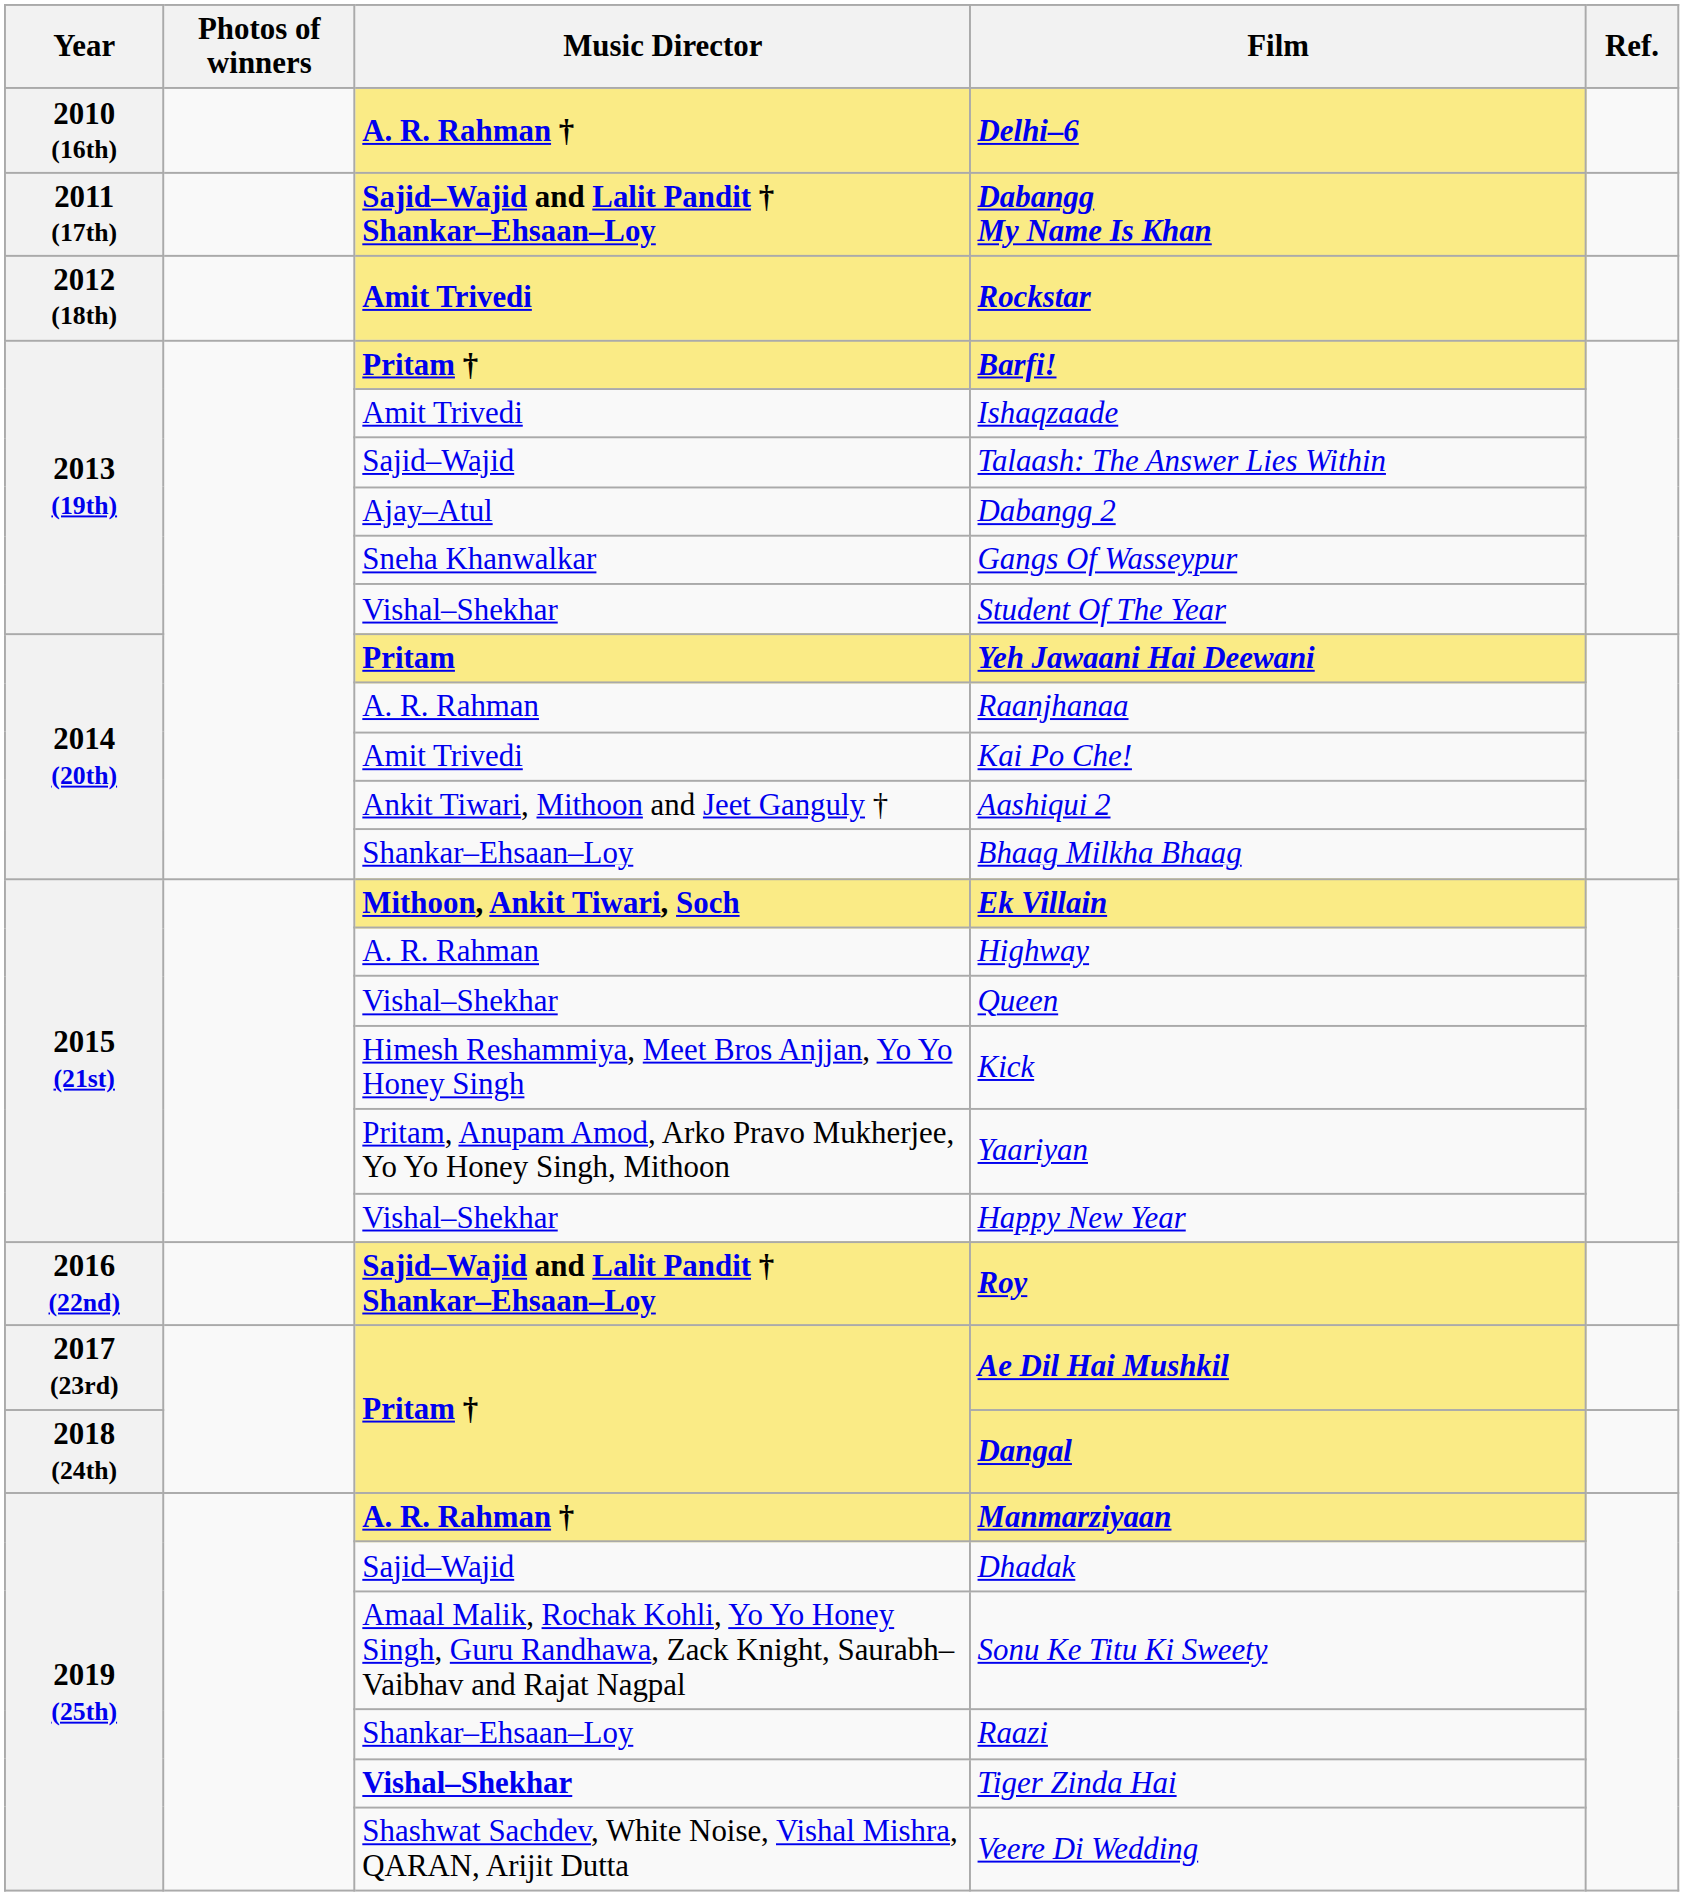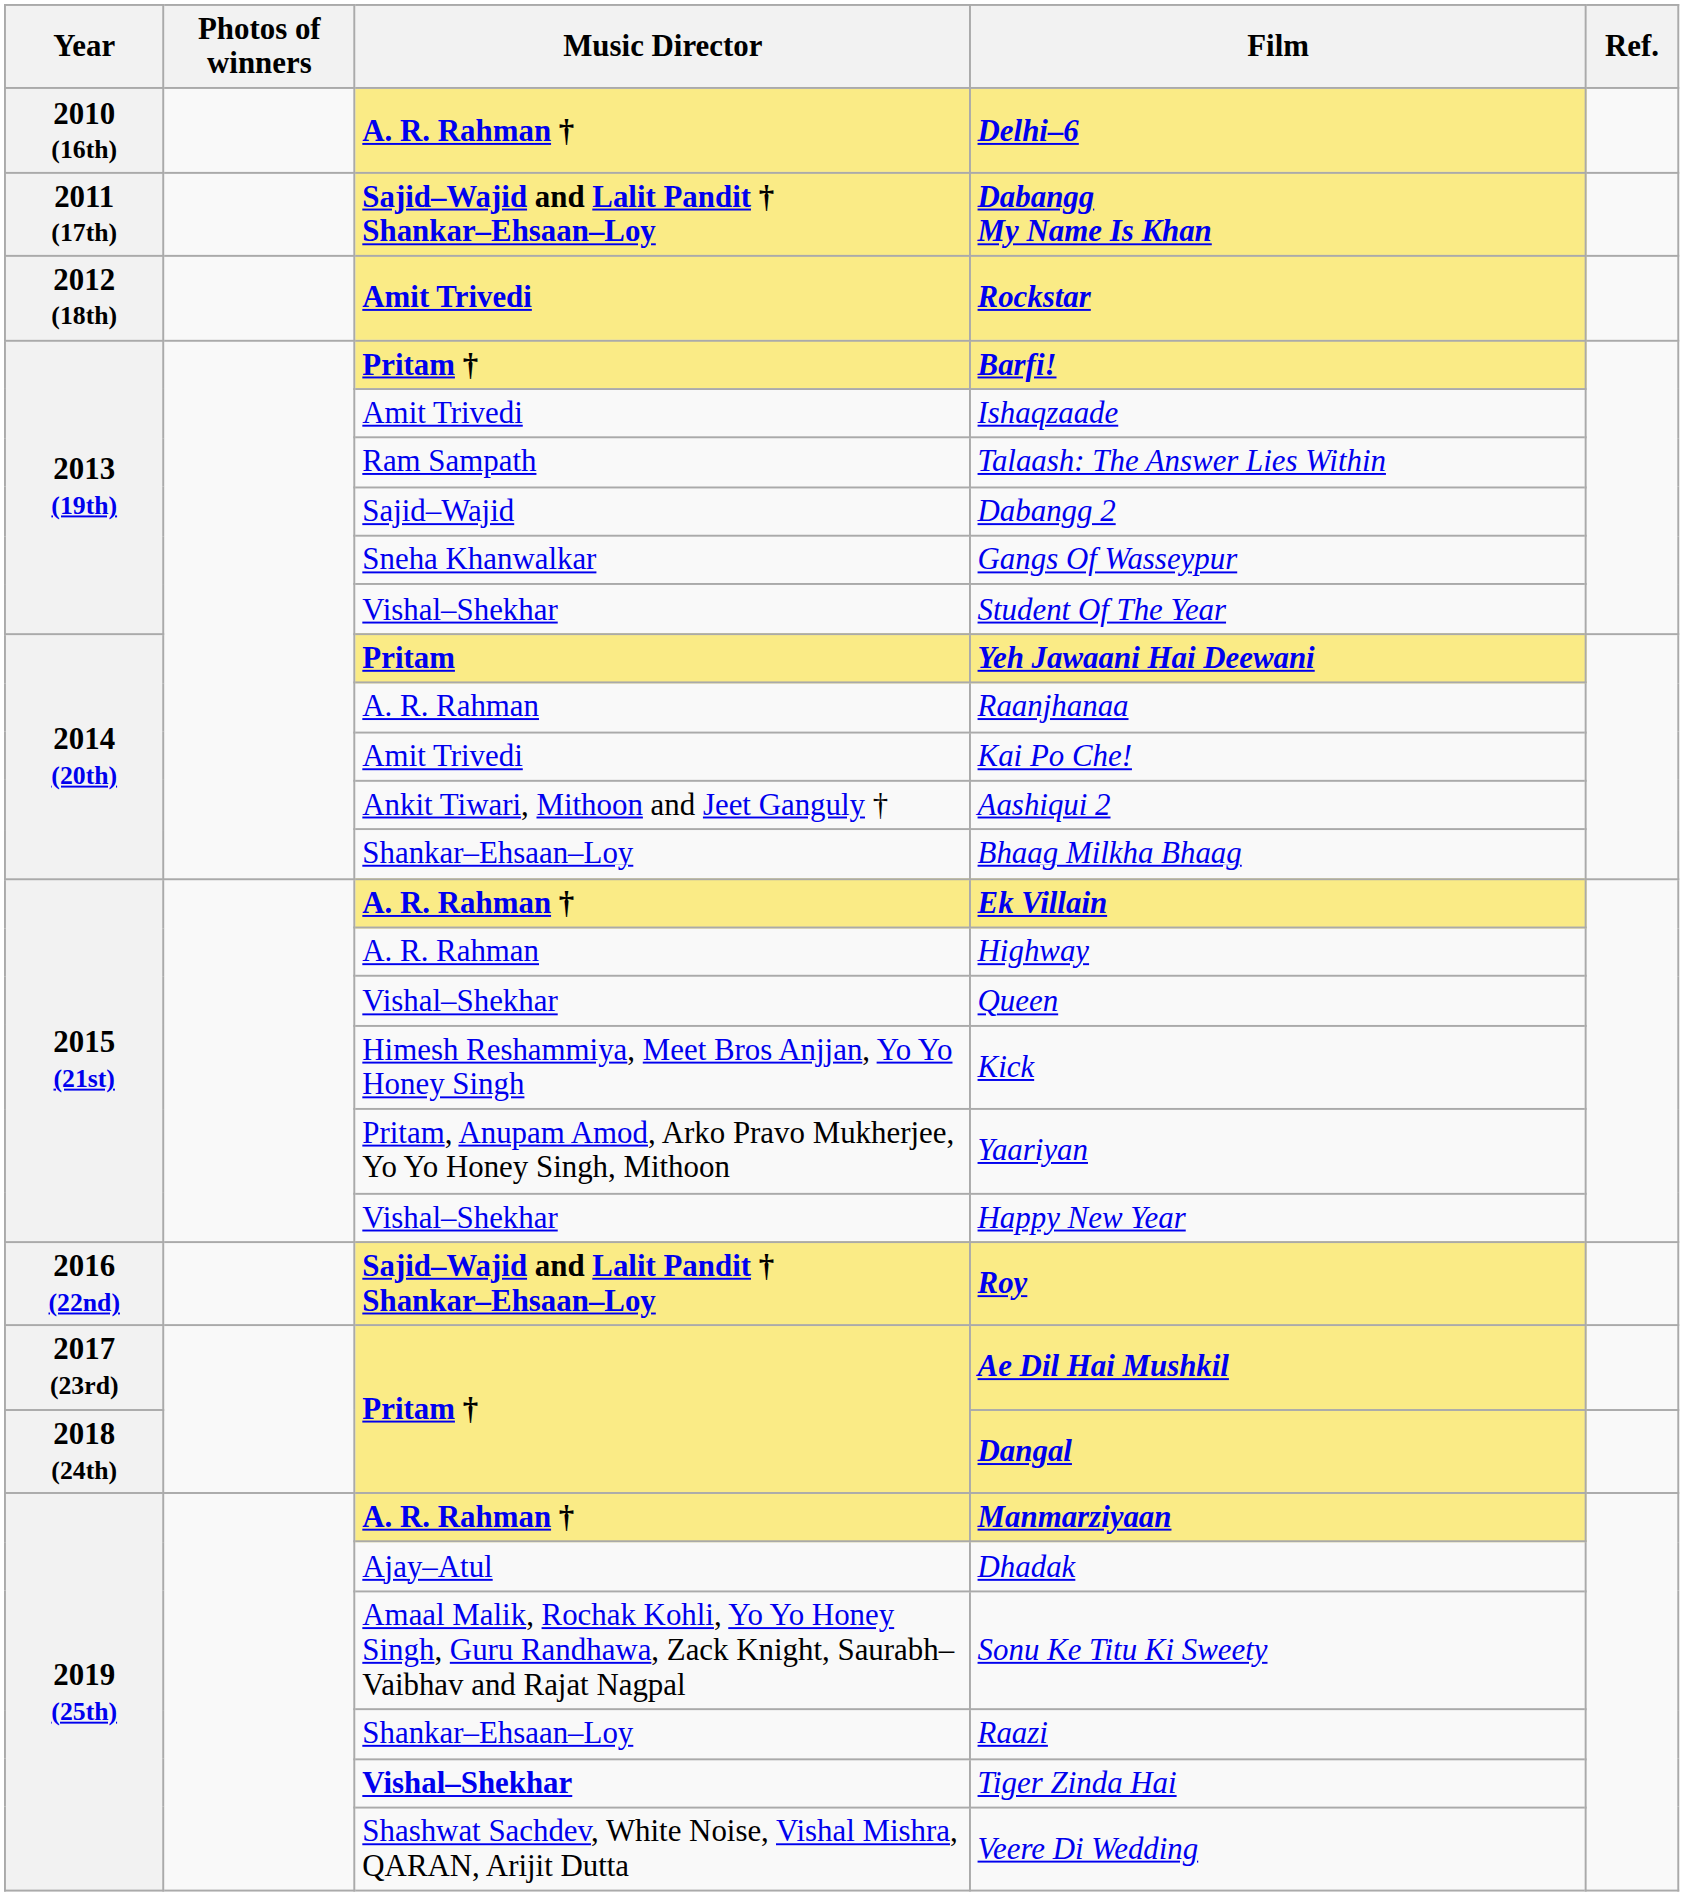(438, 461) Sajid–Wajid -> (449, 461) Ram Sampath
(427, 510) Ajay–Atul -> (438, 510) Sajid–Wajid
(551, 902) Mithoon, Ankit Tiwari, Soch -> (468, 902) A. R. Rahman †
(438, 1565) Sajid–Wajid -> (427, 1565) Ajay–Atul
